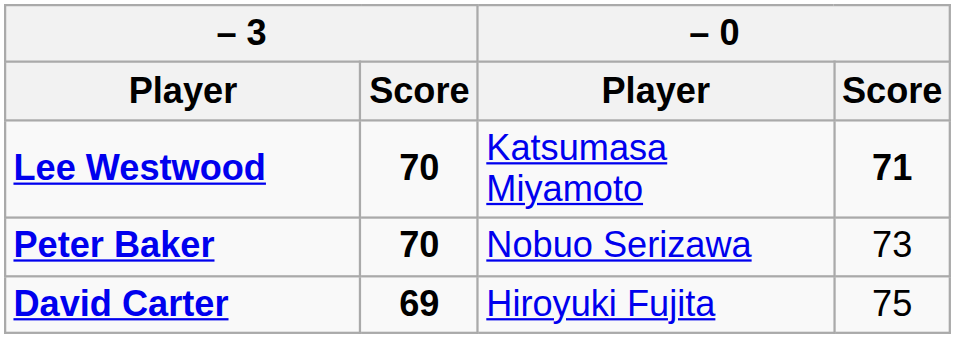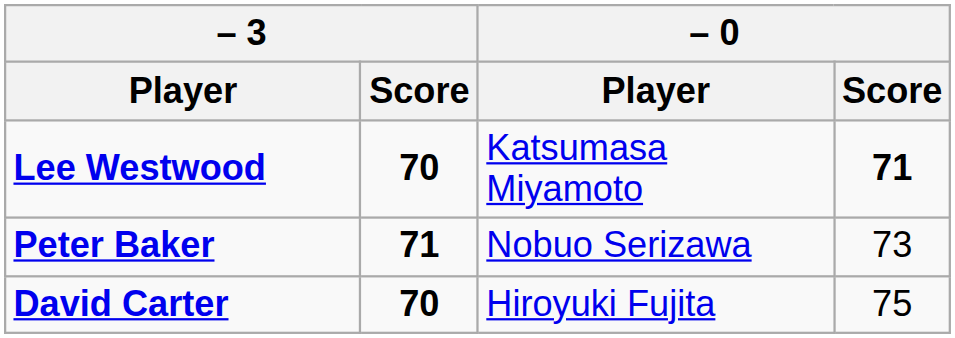(419, 245) 70 -> (419, 245) 71
(419, 303) 69 -> (419, 303) 70
